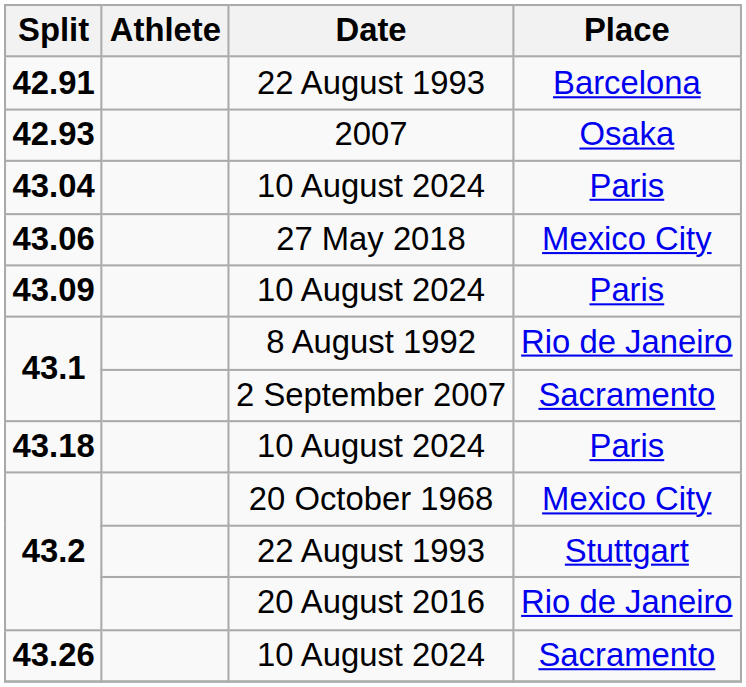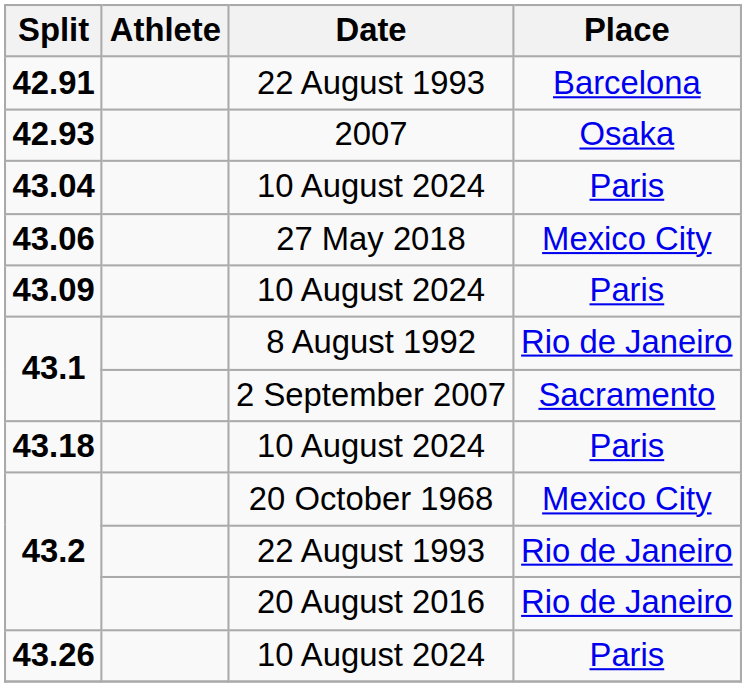(627, 550) Stuttgart -> (627, 550) Rio de Janeiro
(627, 654) Sacramento -> (627, 654) Paris
